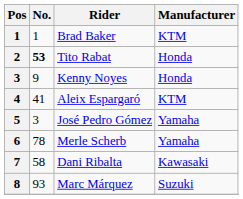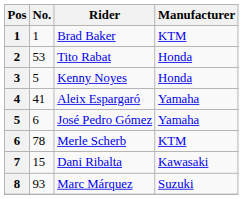(39, 57) bold -> (39, 57) normal
(36, 78) 9 -> (36, 78) 5
(172, 99) KTM -> (179, 99) Yamaha
(36, 120) 3 -> (36, 120) 6
(179, 141) Yamaha -> (172, 141) KTM
(39, 162) 58 -> (39, 162) 15
